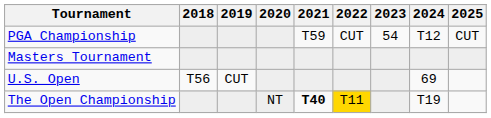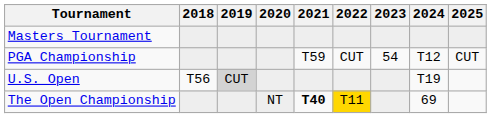rows swapped: (80, 59) <-> (72, 37)
(237, 80) no background -> (237, 80) lightgrey background
(429, 80) 69 -> (429, 80) T19
(429, 102) T19 -> (429, 102) 69
